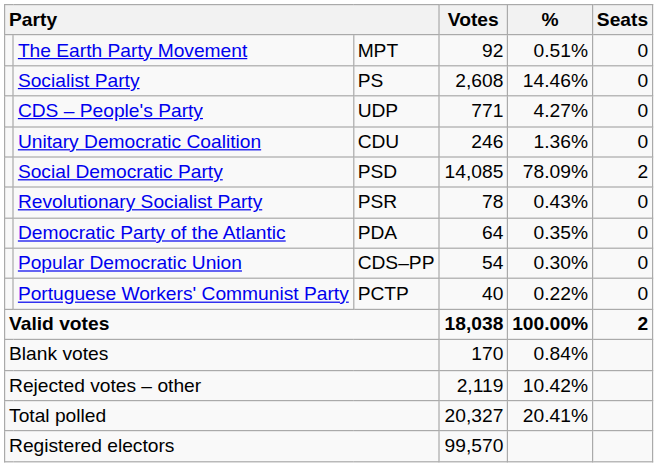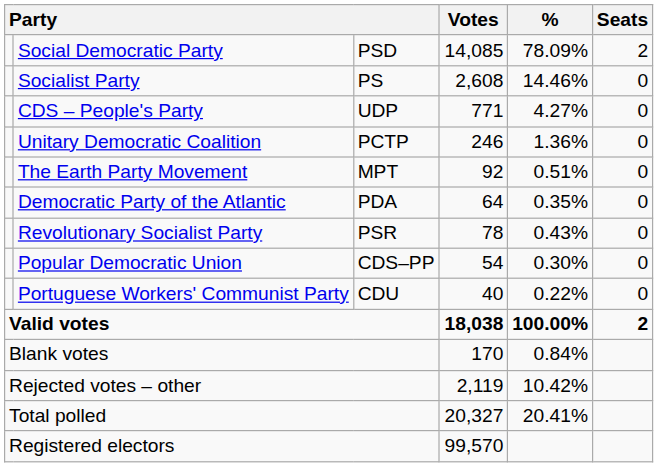rows swapped: (120, 171) <-> (133, 50)
(378, 141) CDU -> (383, 141) PCTP
rows swapped: (140, 202) <-> (152, 232)
(383, 293) PCTP -> (378, 293) CDU
